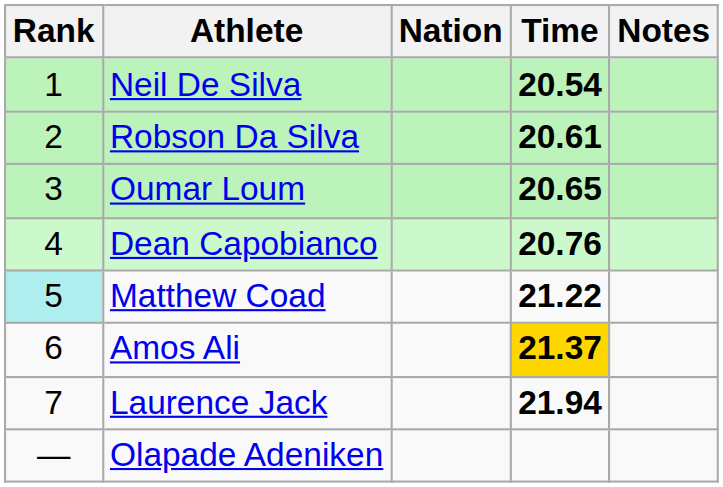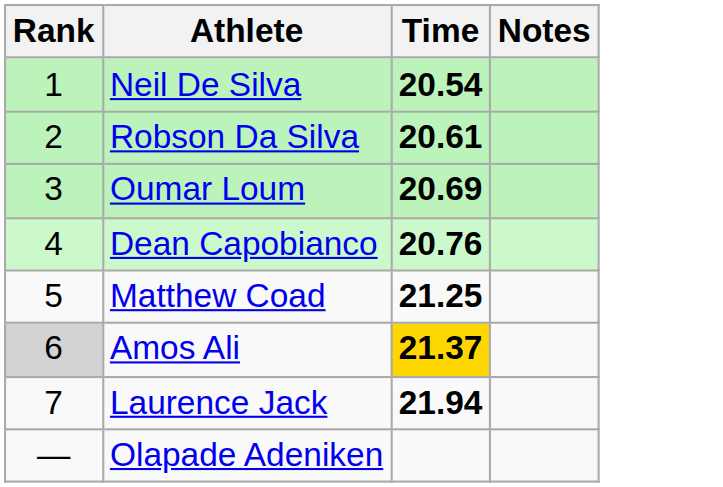- column: (451, 31)
(560, 190) 20.65 -> (441, 190) 20.69
(54, 296) paleturquoise background -> (54, 296) no background
(560, 296) 21.22 -> (441, 296) 21.25
(54, 349) no background -> (54, 349) lightgrey background
